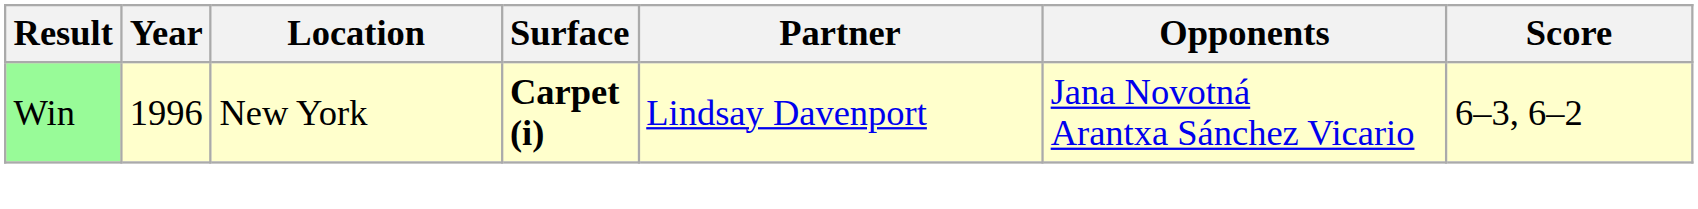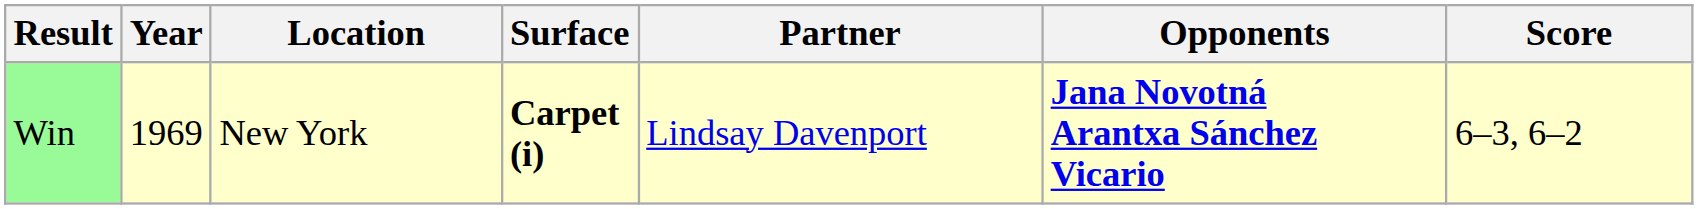(166, 111) 1996 -> (166, 132) 1969
(1233, 111) normal -> (1184, 132) bold
